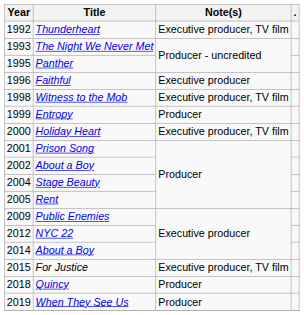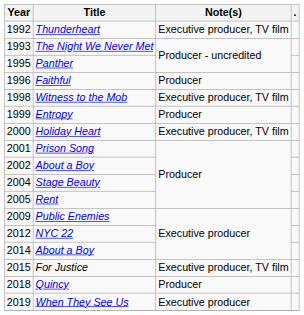(204, 81) Executive producer -> (180, 81) Producer
(180, 302) Producer -> (204, 302) Executive producer
